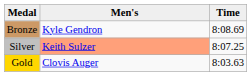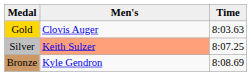rows swapped: (22, 63) <-> (22, 29)
